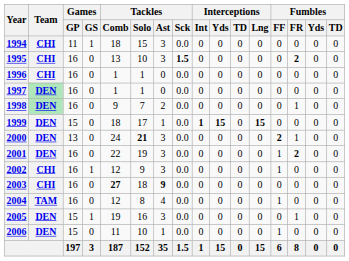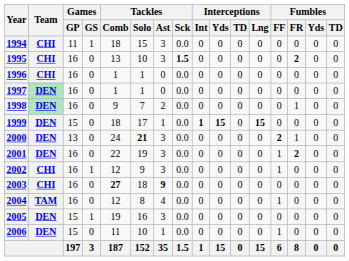(296, 216) 1 -> (296, 216) 0
